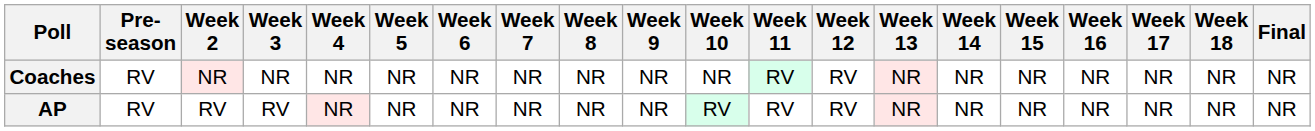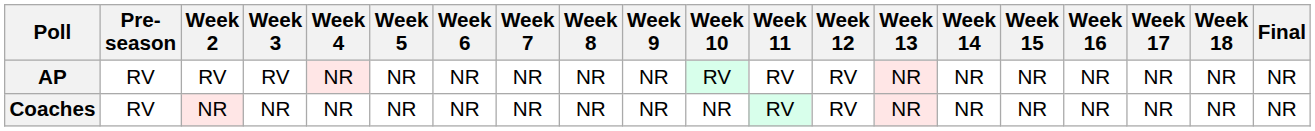rows swapped: (52, 109) <-> (52, 76)
